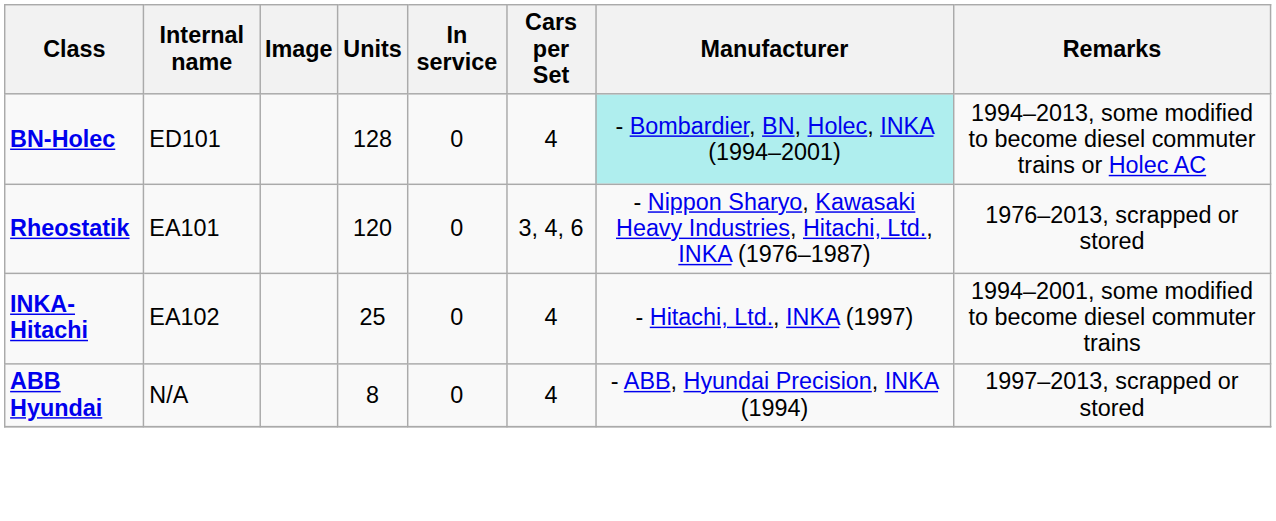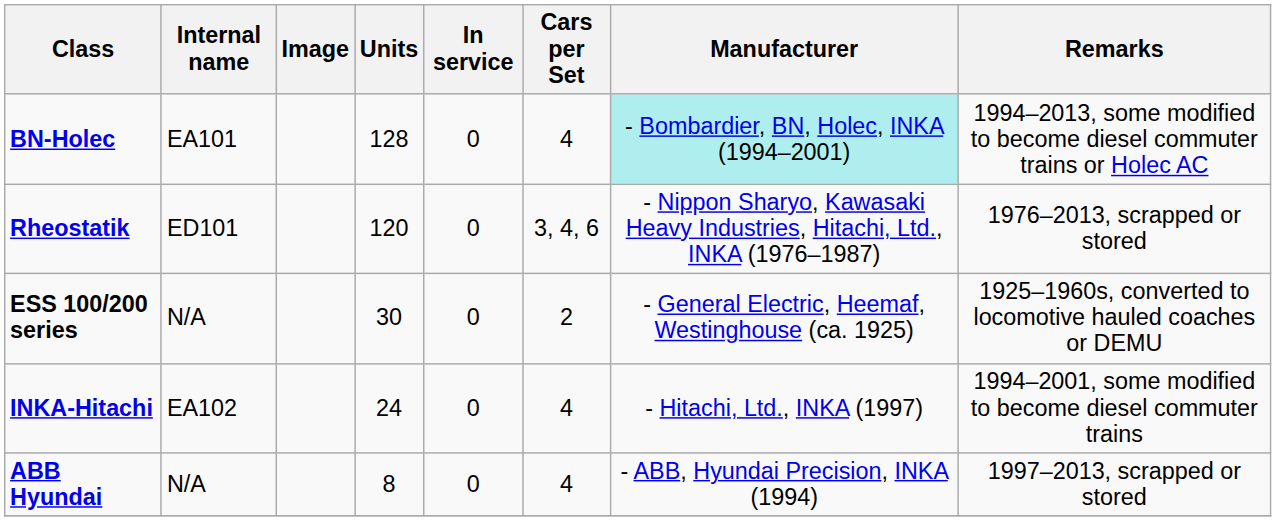(185, 138) ED101 -> (202, 138) EA101
(184, 228) EA101 -> (203, 228) ED101
+ row: (79, 318)
(373, 318) 25 -> (389, 407) 24
